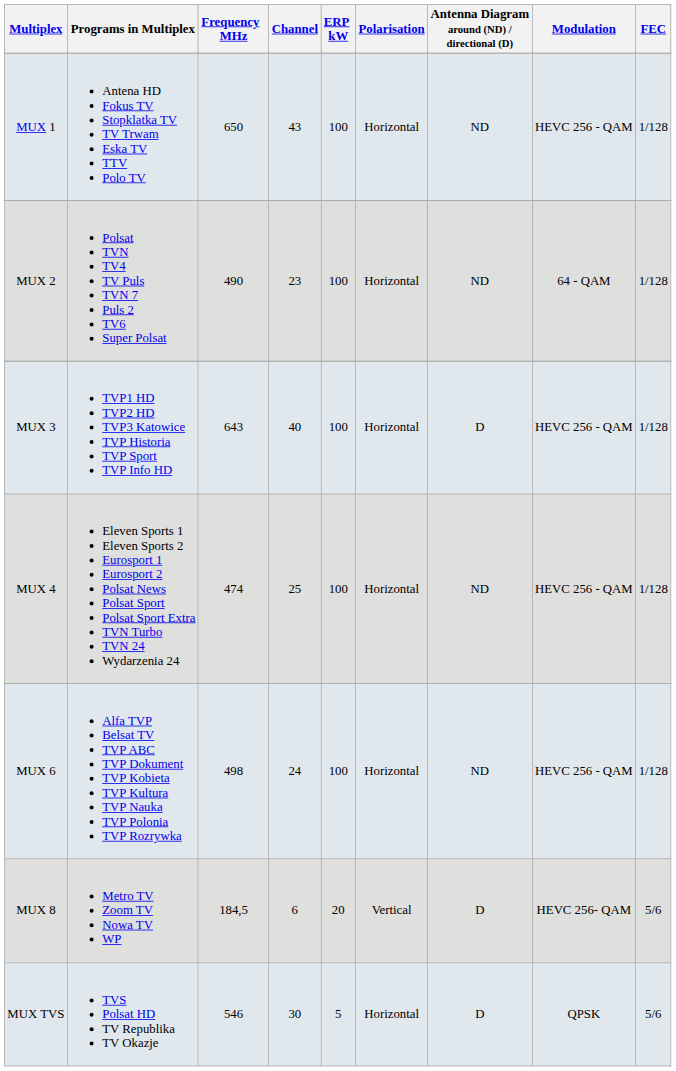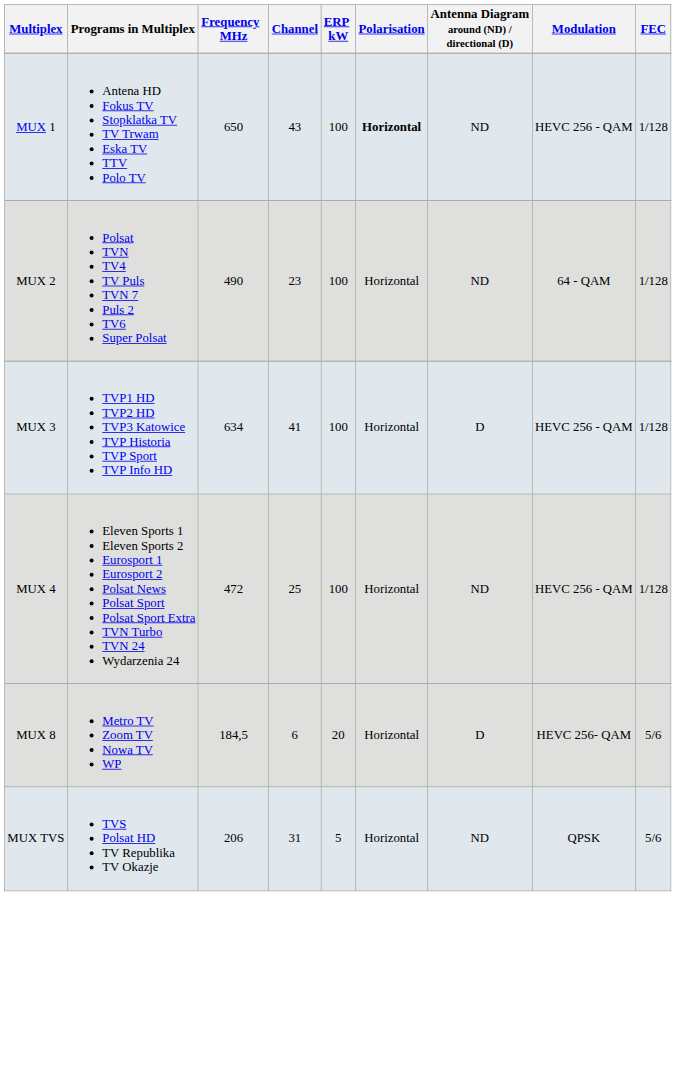(392, 126) normal -> (392, 126) bold
(234, 427) 643 -> (234, 427) 634
(295, 427) 40 -> (295, 427) 41
(234, 588) 474 -> (234, 588) 472
- row: (36, 771)
(392, 910) Vertical -> (392, 735) Horizontal
(234, 1014) 546 -> (234, 838) 206
(295, 1014) 30 -> (295, 838) 31
(480, 1014) D -> (480, 838) ND
